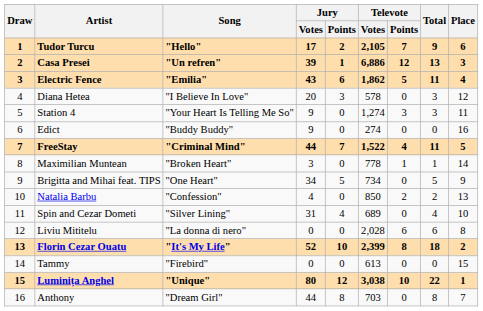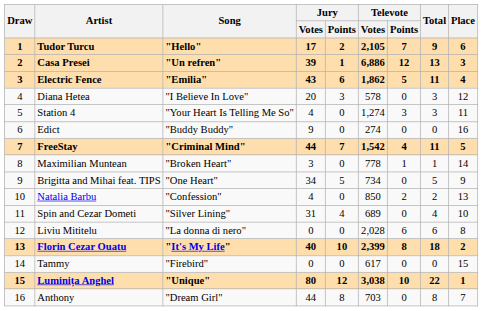(311, 113) 9 -> (311, 113) 4
(373, 146) 1,522 -> (373, 146) 1,542
(311, 247) 52 -> (311, 247) 40
(373, 264) 613 -> (373, 264) 617
